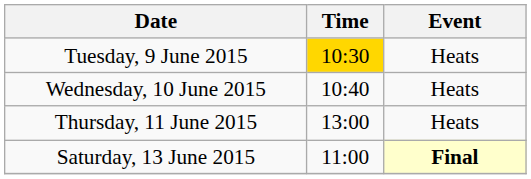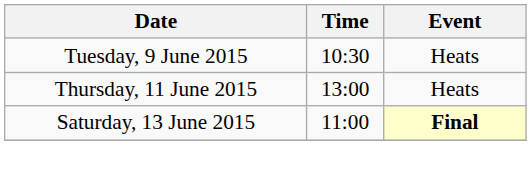(345, 55) gold background -> (345, 55) no background
- row: (156, 88)
